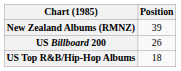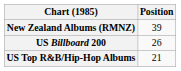(157, 58) 18 -> (157, 58) 21
